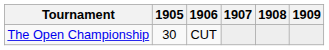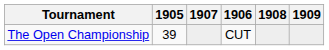columns swapped: (204, 15) <-> (238, 15)
(169, 35) 30 -> (169, 35) 39
